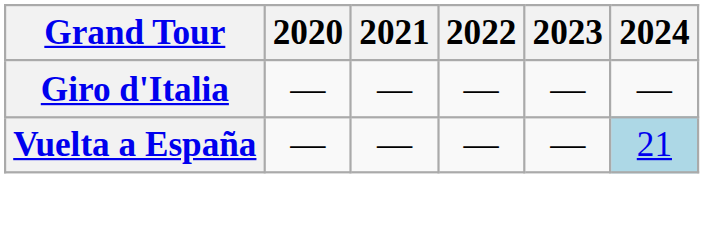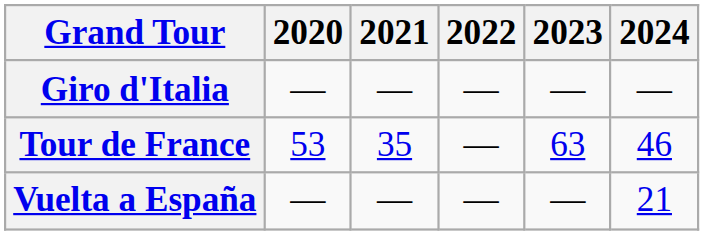+ row: (135, 144)
(654, 144) lightblue background -> (654, 199) no background
